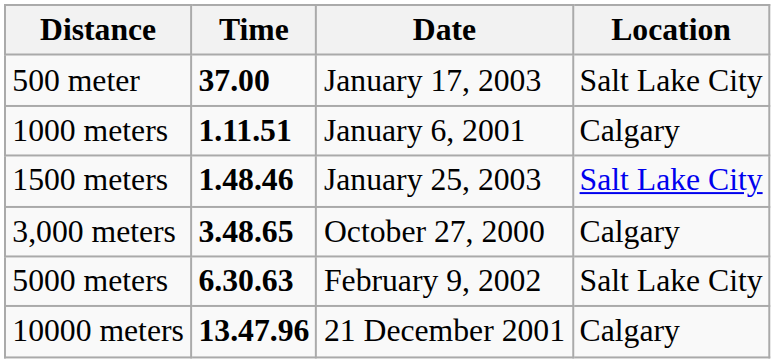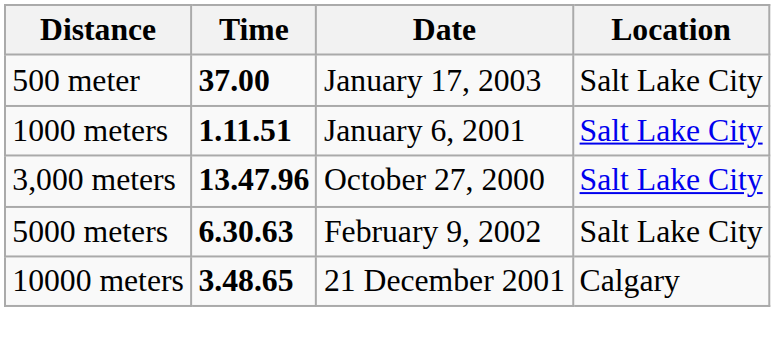(630, 130) Calgary -> (671, 130) Salt Lake City
- row: (90, 180)
(246, 230) 3.48.65 -> (254, 180) 13.47.96
(630, 230) Calgary -> (671, 180) Salt Lake City
(254, 331) 13.47.96 -> (246, 280) 3.48.65
